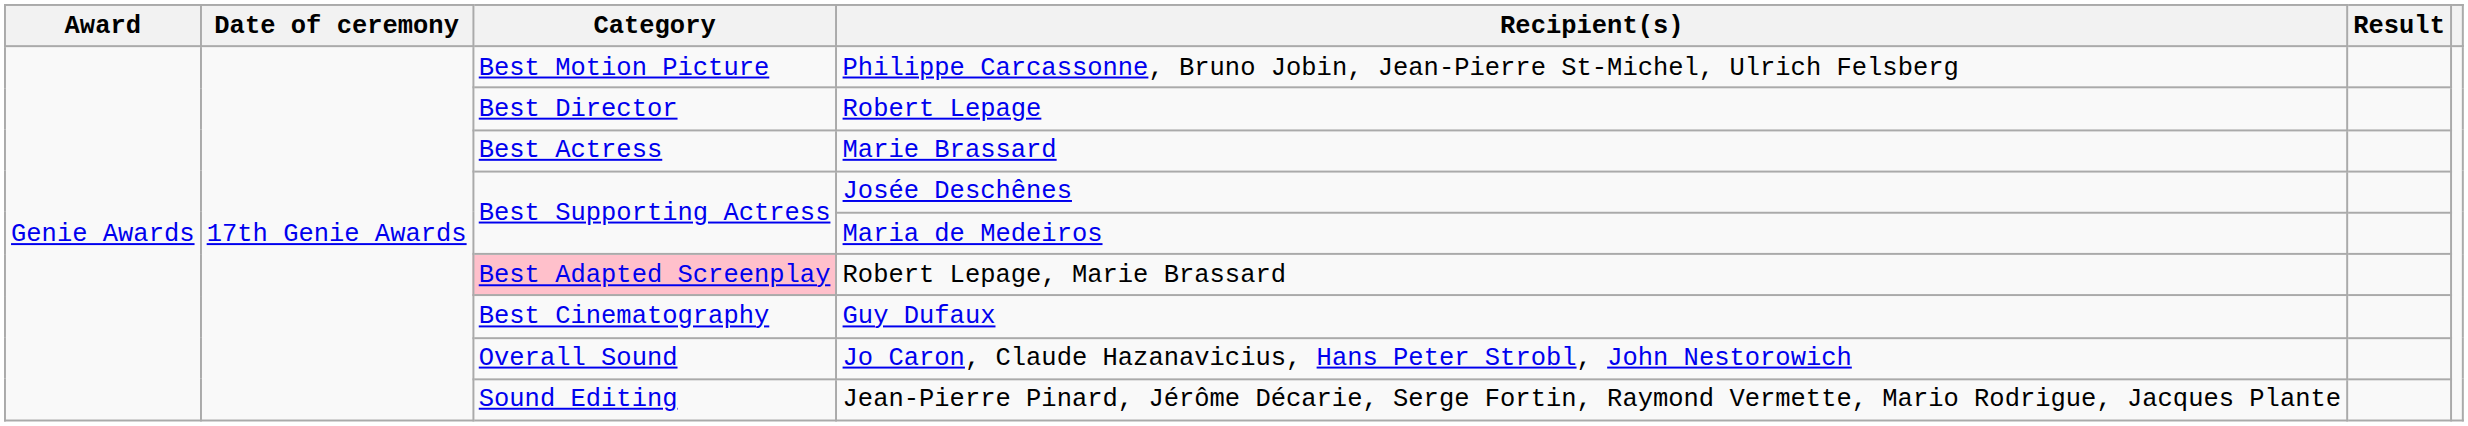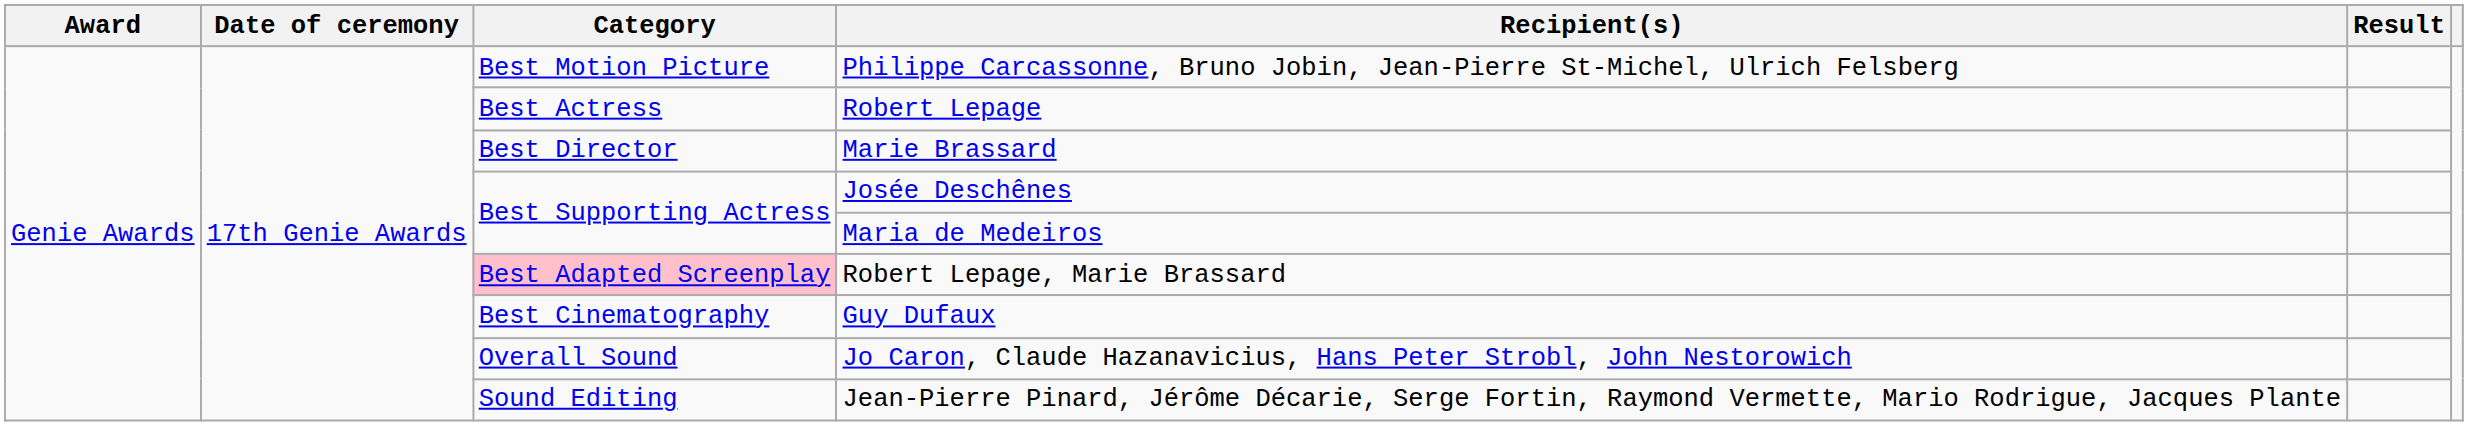(578, 109) Best Director -> (571, 109) Best Actress
(571, 150) Best Actress -> (578, 150) Best Director
